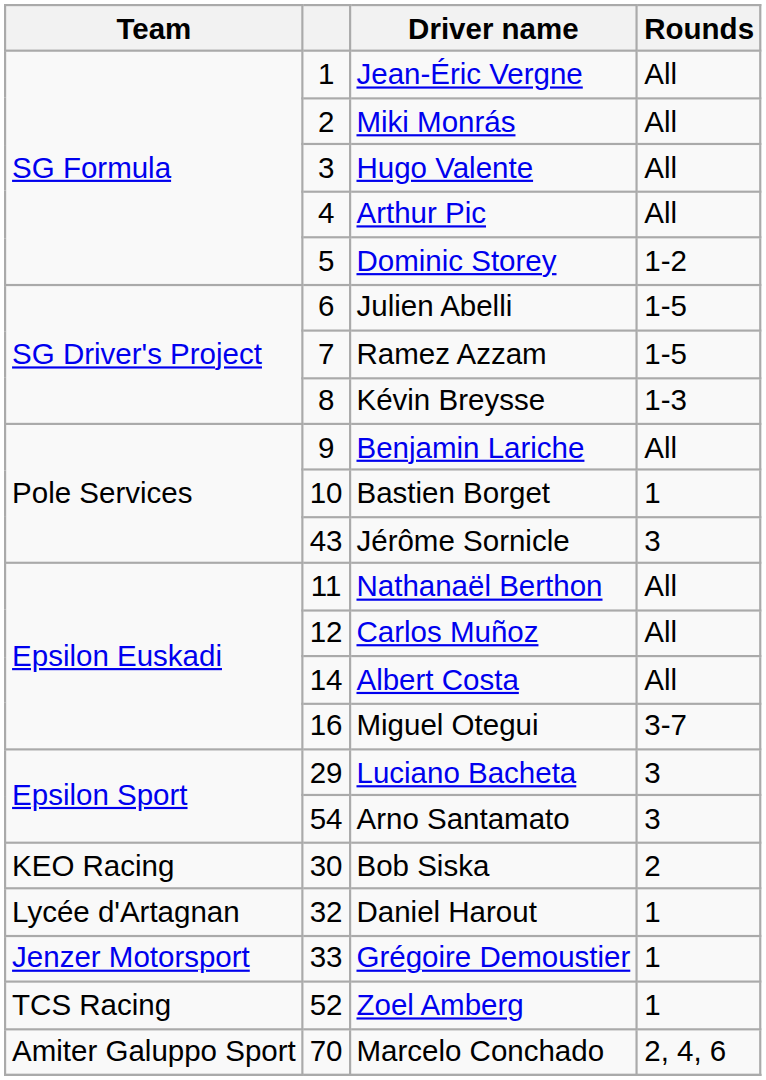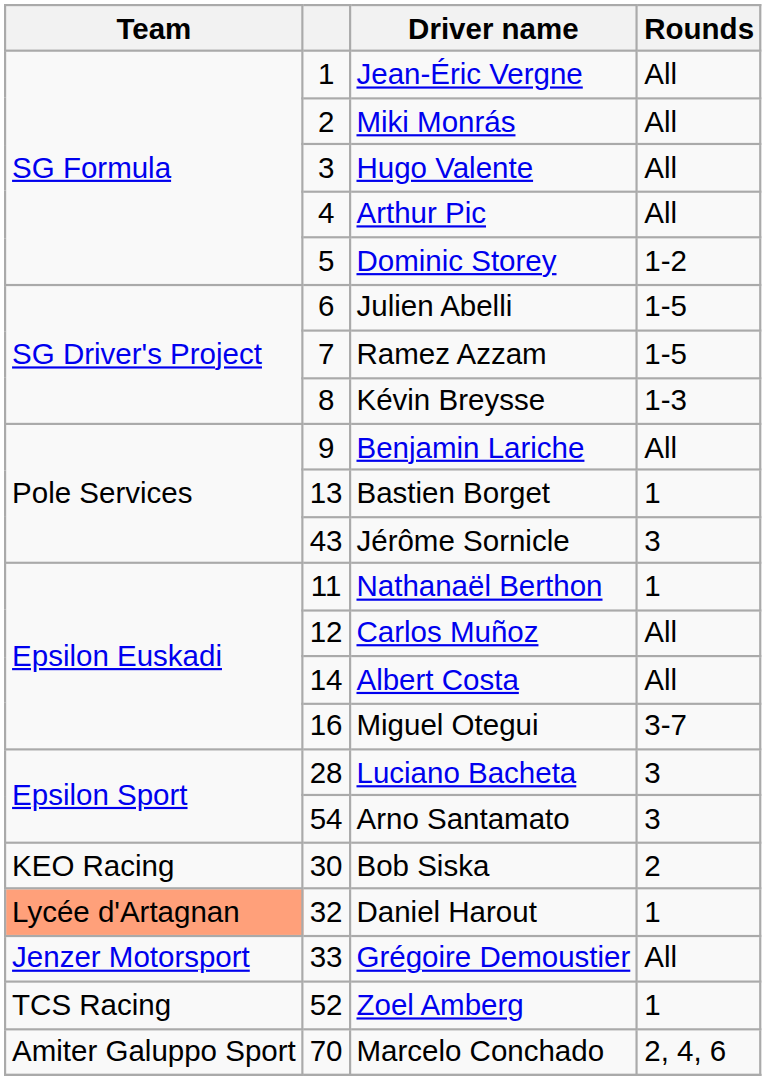(326, 493) 10 -> (326, 493) 13
(661, 586) All -> (652, 586) 1
(326, 772) 29 -> (326, 772) 28
(126, 912) no background -> (126, 912) lightsalmon background
(652, 958) 1 -> (661, 958) All
